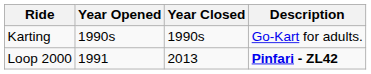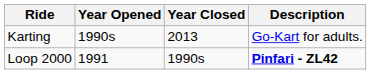(186, 36) 1990s -> (183, 36) 2013
(183, 58) 2013 -> (186, 58) 1990s
